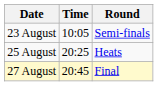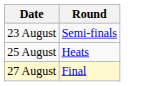- column: (75, 14)
